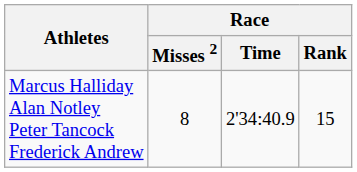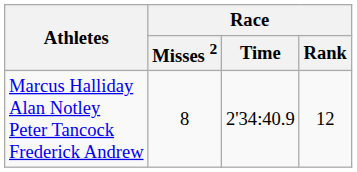(325, 119) 15 -> (325, 119) 12
